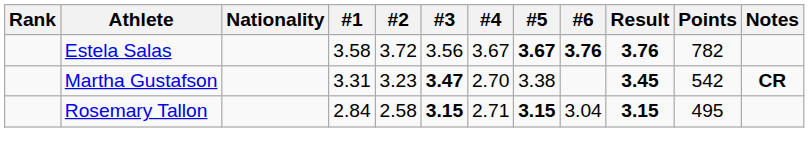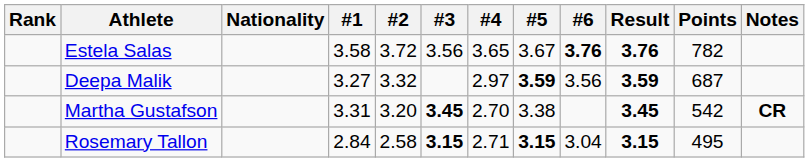(491, 50) 3.67 -> (491, 50) 3.65
(537, 50) bold -> (537, 50) normal
+ row: (118, 80)
(398, 80) 3.23 -> (398, 111) 3.20
(444, 80) 3.47 -> (444, 111) 3.45
